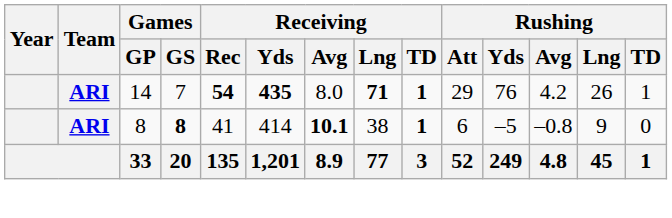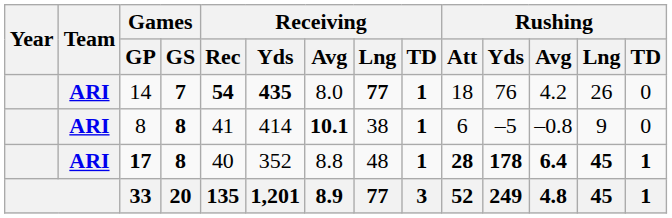(180, 91) normal -> (180, 91) bold
(377, 91) 71 -> (377, 91) 77
(462, 91) 29 -> (462, 91) 18
(646, 91) 1 -> (646, 91) 0
+ row: (141, 160)
